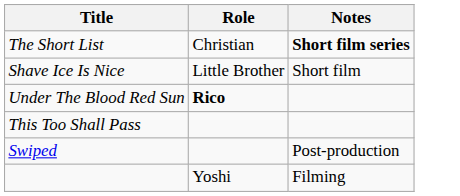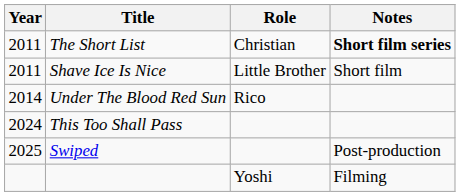+ column: (25, 17)
(209, 97) bold -> (250, 97) normal
